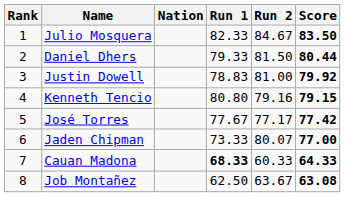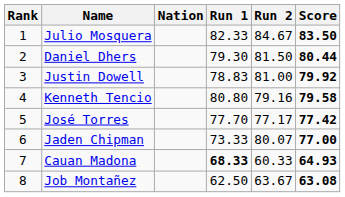(229, 56) 79.33 -> (229, 56) 79.30
(318, 98) 79.15 -> (318, 98) 79.58
(229, 119) 77.67 -> (229, 119) 77.70
(318, 160) 64.33 -> (318, 160) 64.93
